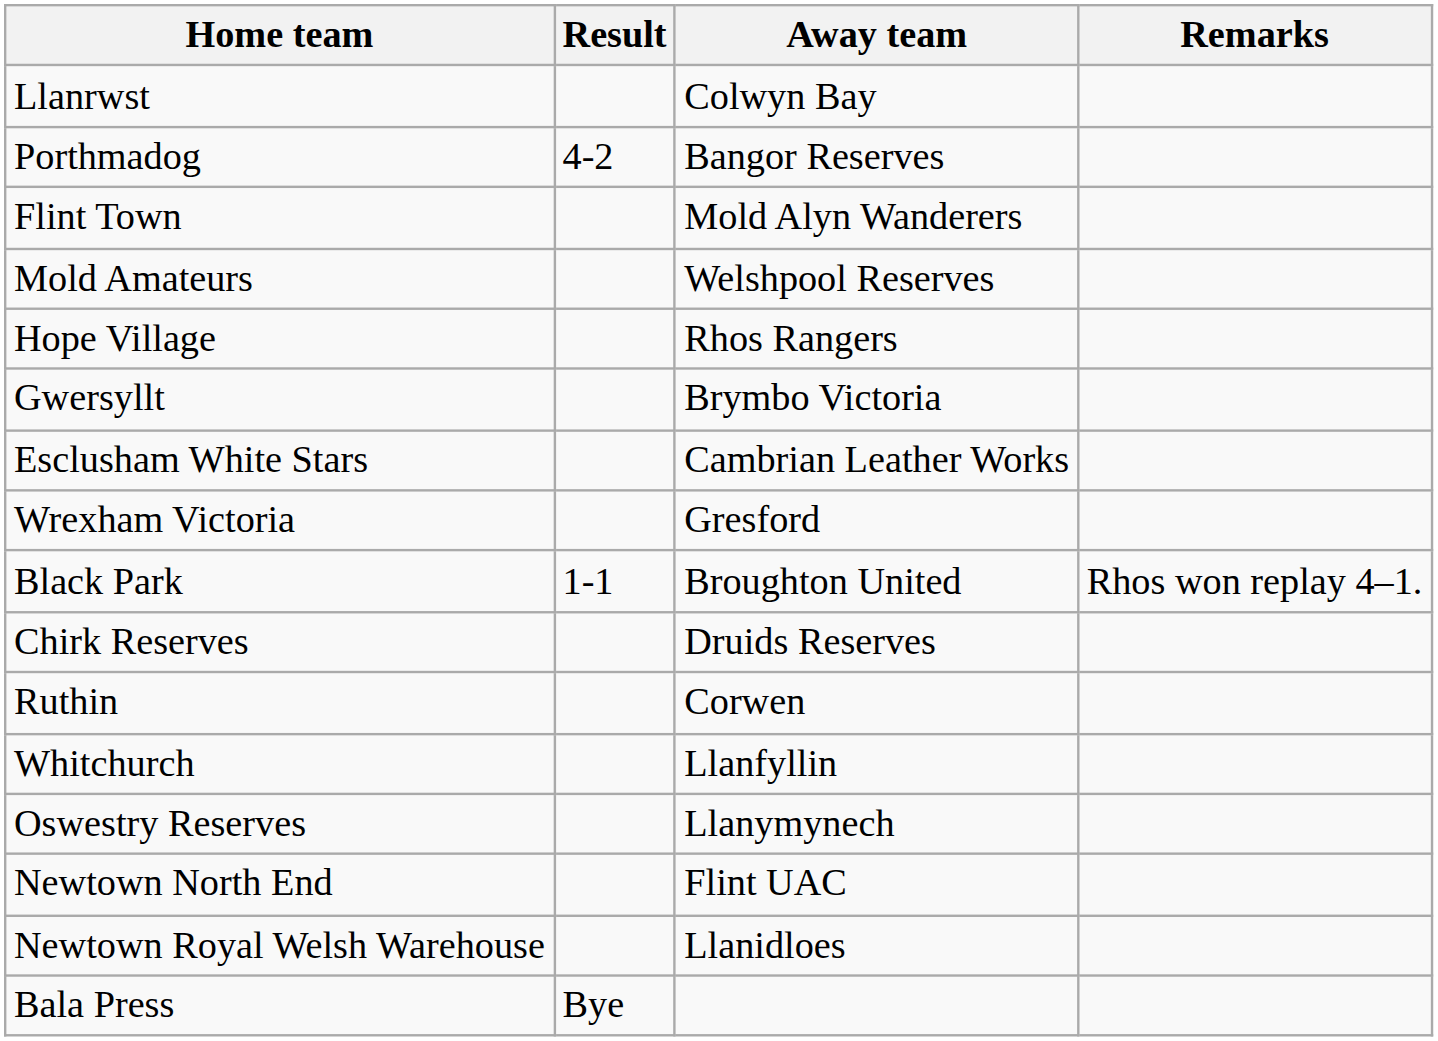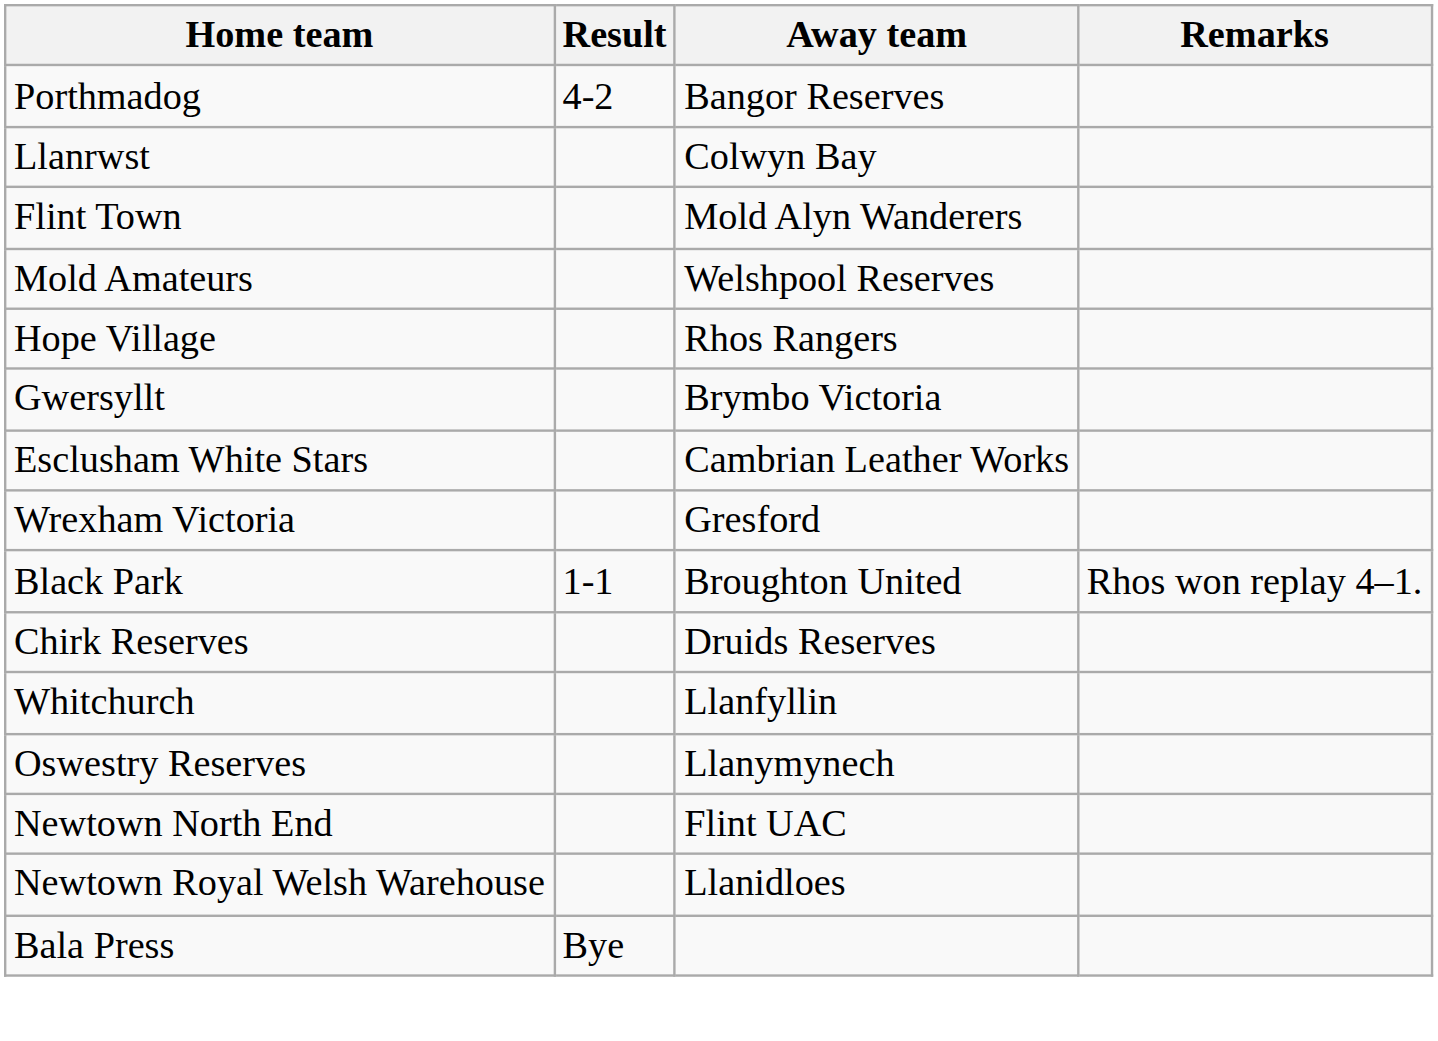rows swapped: (107, 156) <-> (82, 95)
- row: (66, 701)
